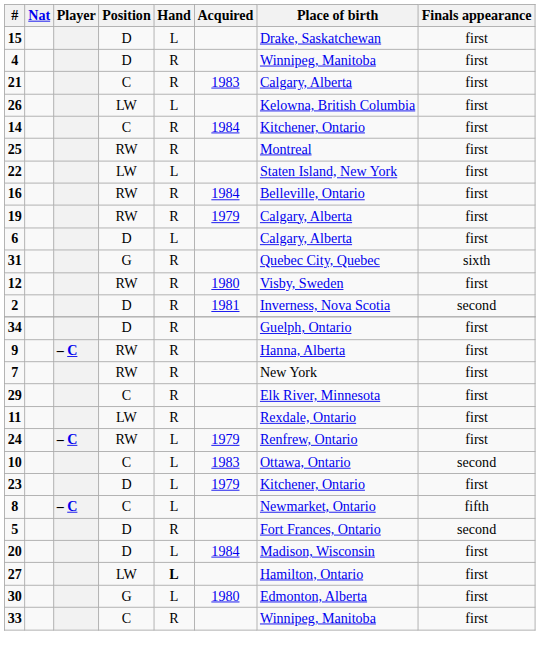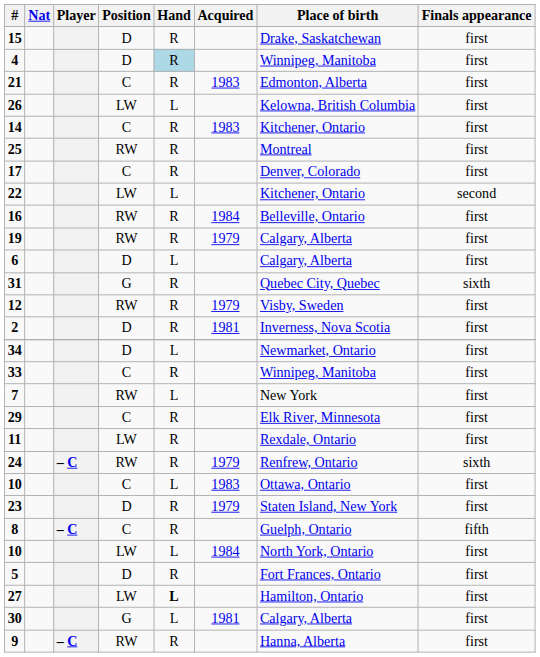(174, 37) L -> (174, 37) R
(174, 60) no background -> (174, 60) lightblue background
(306, 82) Calgary, Alberta -> (314, 82) Edmonton, Alberta
(225, 127) 1984 -> (225, 127) 1983
+ row: (15, 171)
(329, 171) Staten Island, New York -> (312, 194) Kitchener, Ontario
(477, 171) first -> (477, 194) second
(225, 283) 1980 -> (225, 305) 1979
(477, 305) second -> (477, 328) first
(174, 328) R -> (174, 350) L
(306, 328) Guelph, Ontario -> (318, 350) Newmarket, Ontario
rows swapped: (15, 350) <-> (15, 618)
(174, 372) R -> (174, 395) L
(174, 439) L -> (174, 462) R
(477, 439) first -> (477, 462) sixth
(477, 462) second -> (477, 484) first
(174, 484) L -> (174, 506) R
(312, 484) Kitchener, Ontario -> (329, 506) Staten Island, New York
(174, 506) L -> (174, 529) R
(318, 506) Newmarket, Ontario -> (306, 529) Guelph, Ontario
+ row: (15, 551)
(477, 529) second -> (477, 573) first
- row: (15, 551)
(225, 596) 1980 -> (225, 618) 1981
(314, 596) Edmonton, Alberta -> (306, 618) Calgary, Alberta
